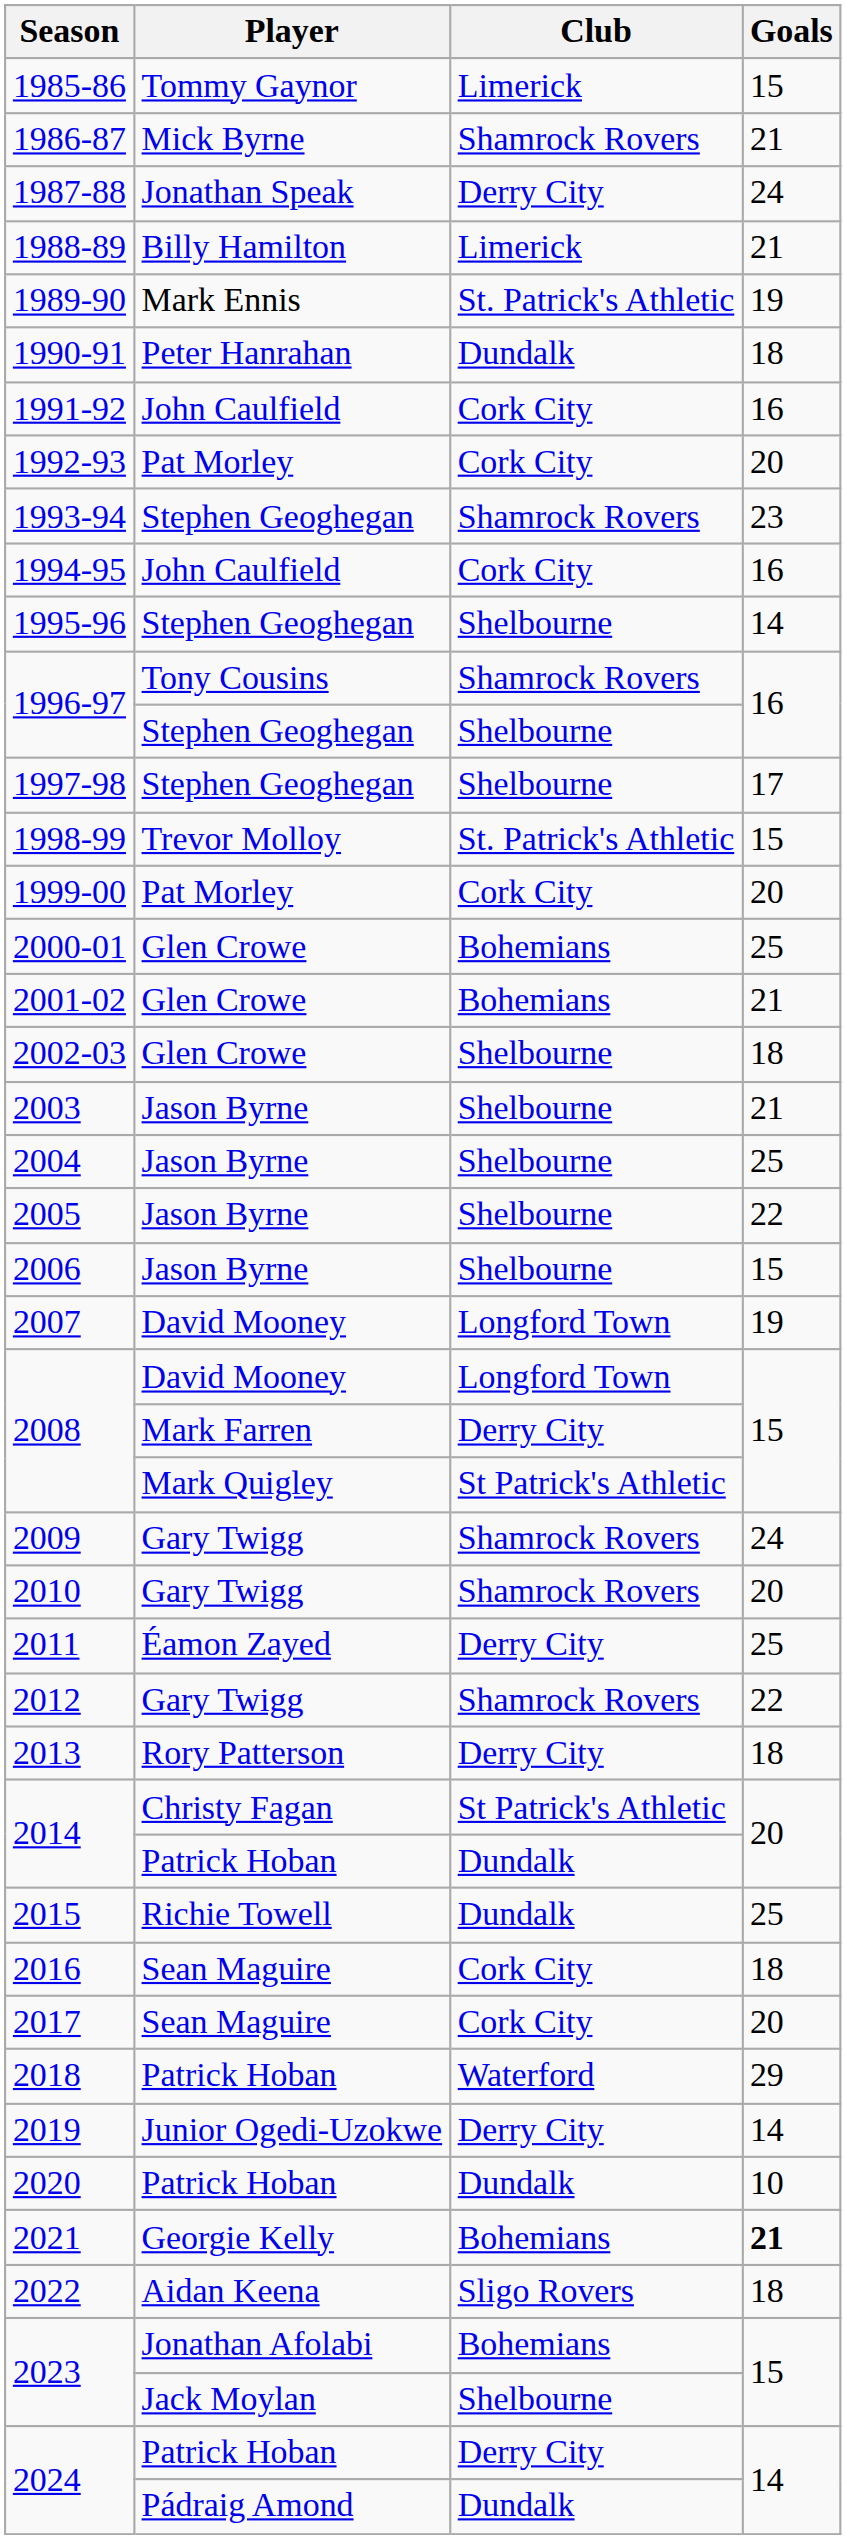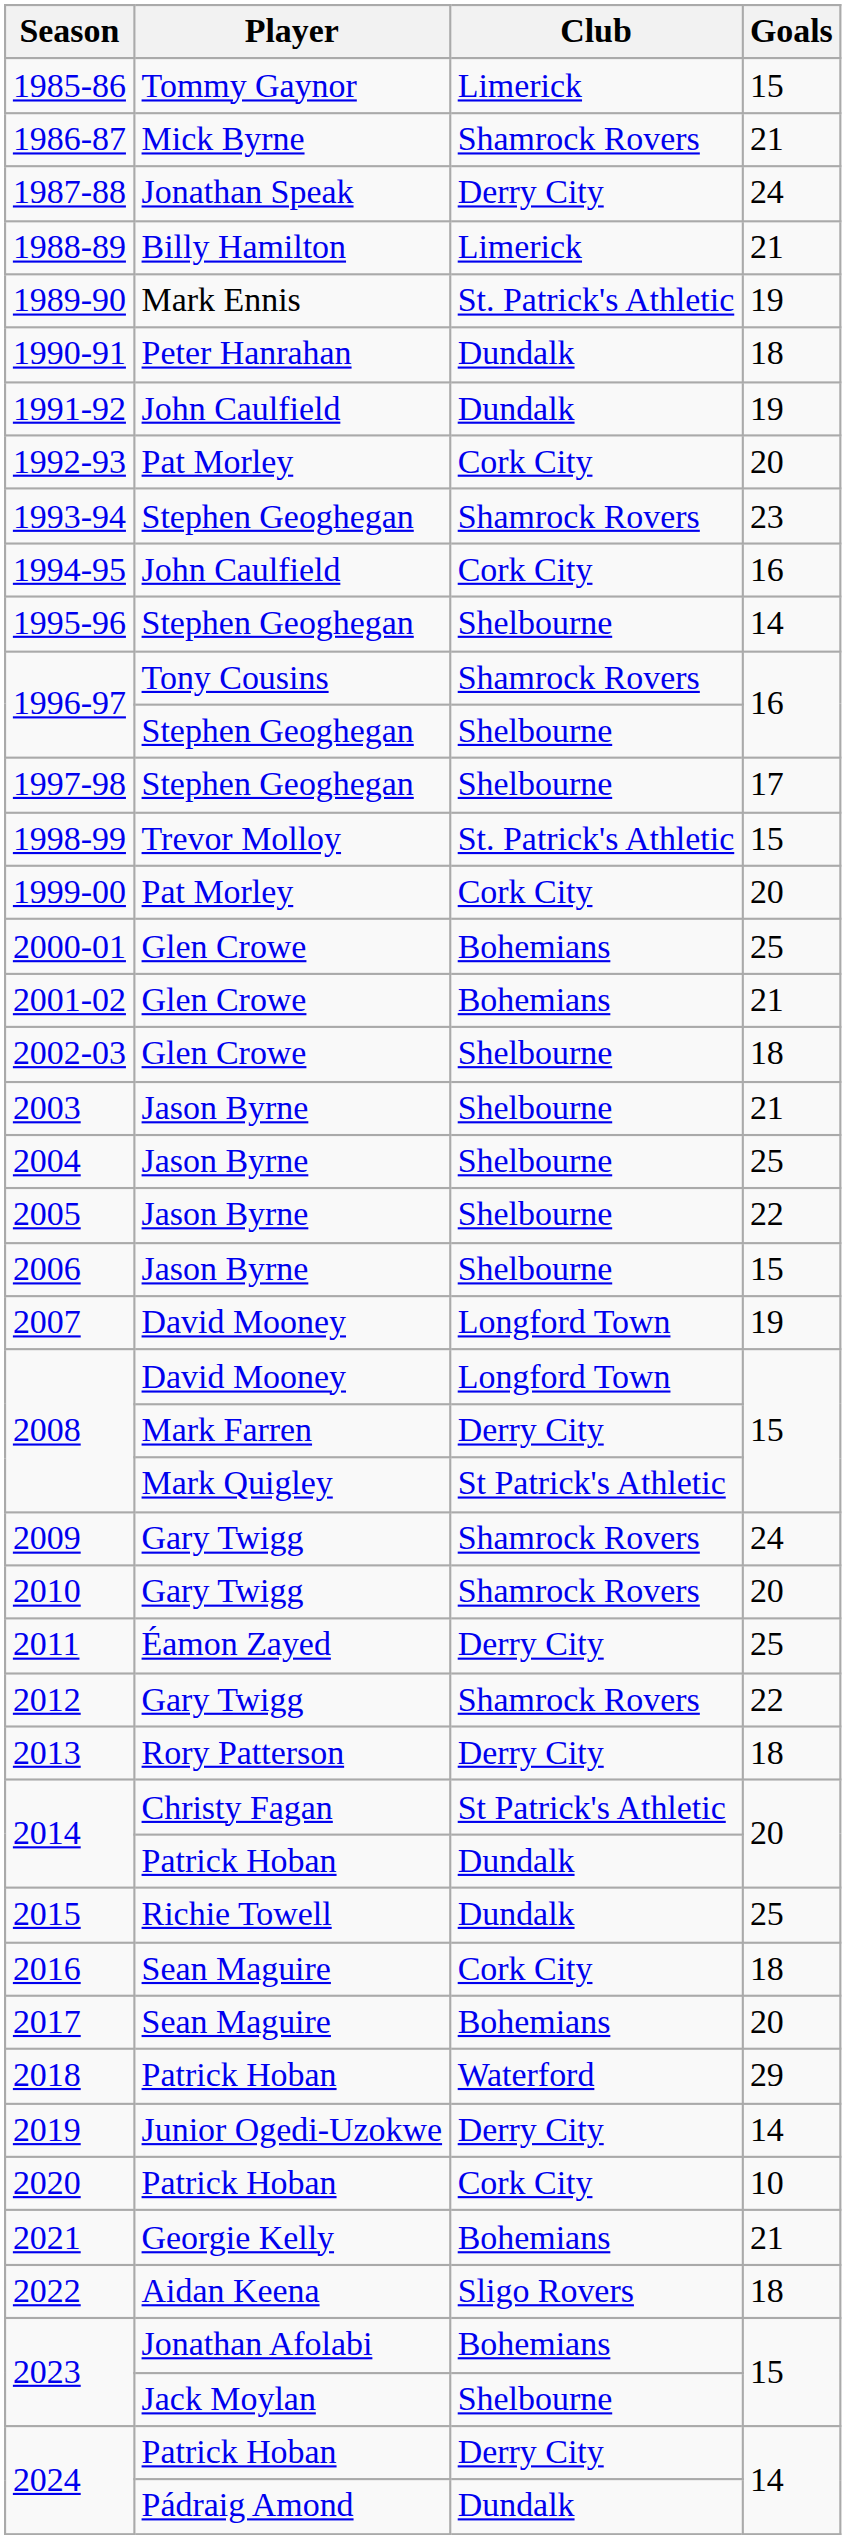(525, 407) Cork City -> (516, 407) Dundalk
(767, 407) 16 -> (767, 407) 19
(525, 2021) Cork City -> (534, 2021) Bohemians
(516, 2183) Dundalk -> (525, 2183) Cork City
(767, 2236) bold -> (767, 2236) normal
